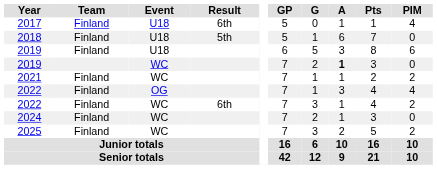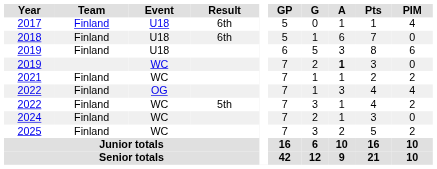(225, 37) 5th -> (225, 37) 6th
(225, 104) 6th -> (225, 104) 5th
